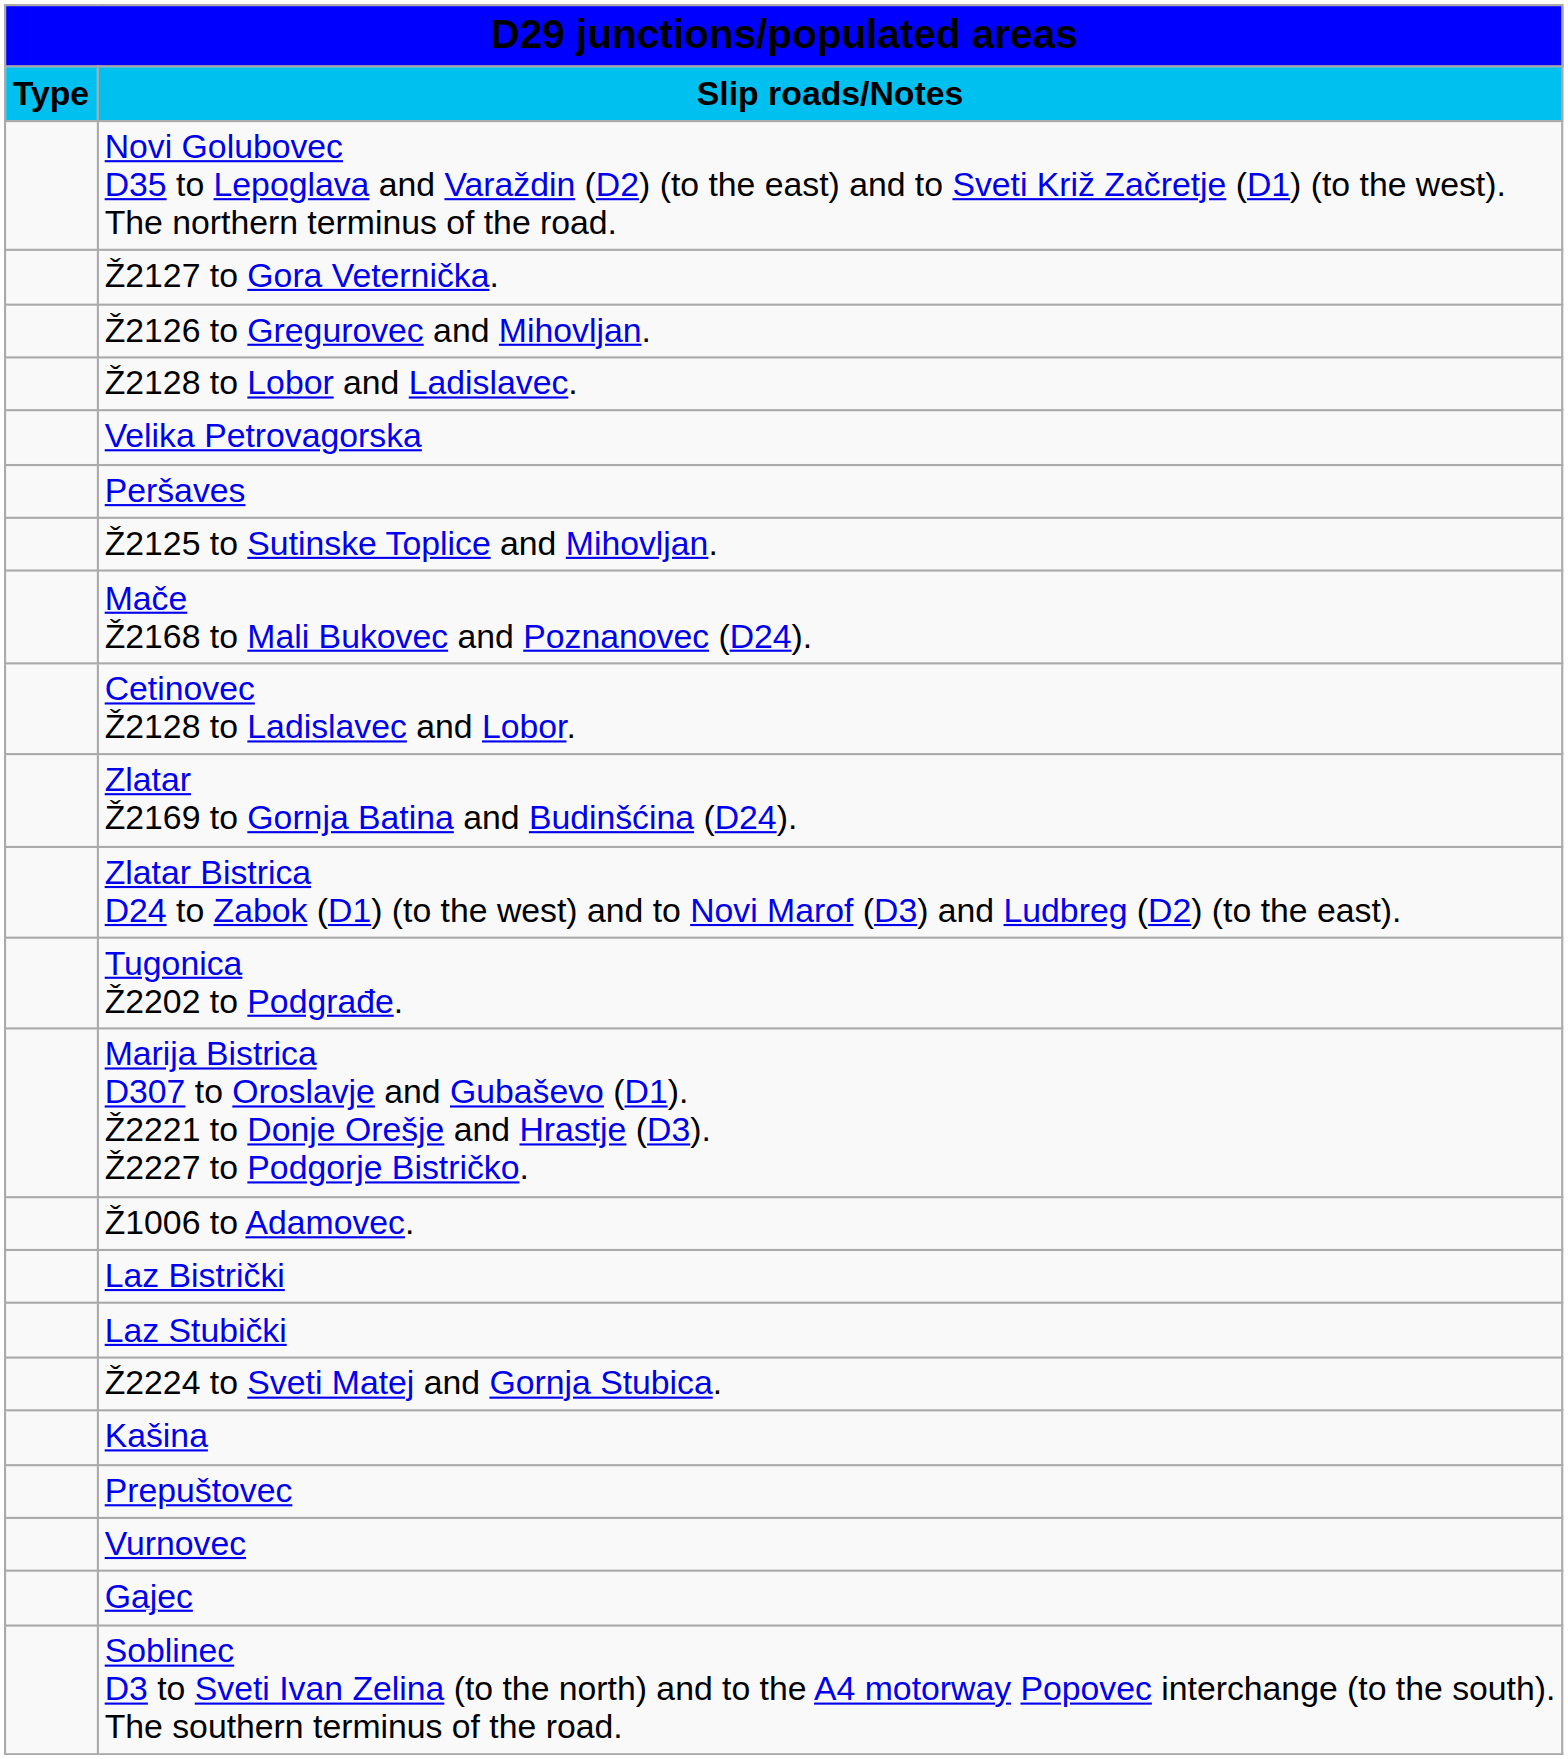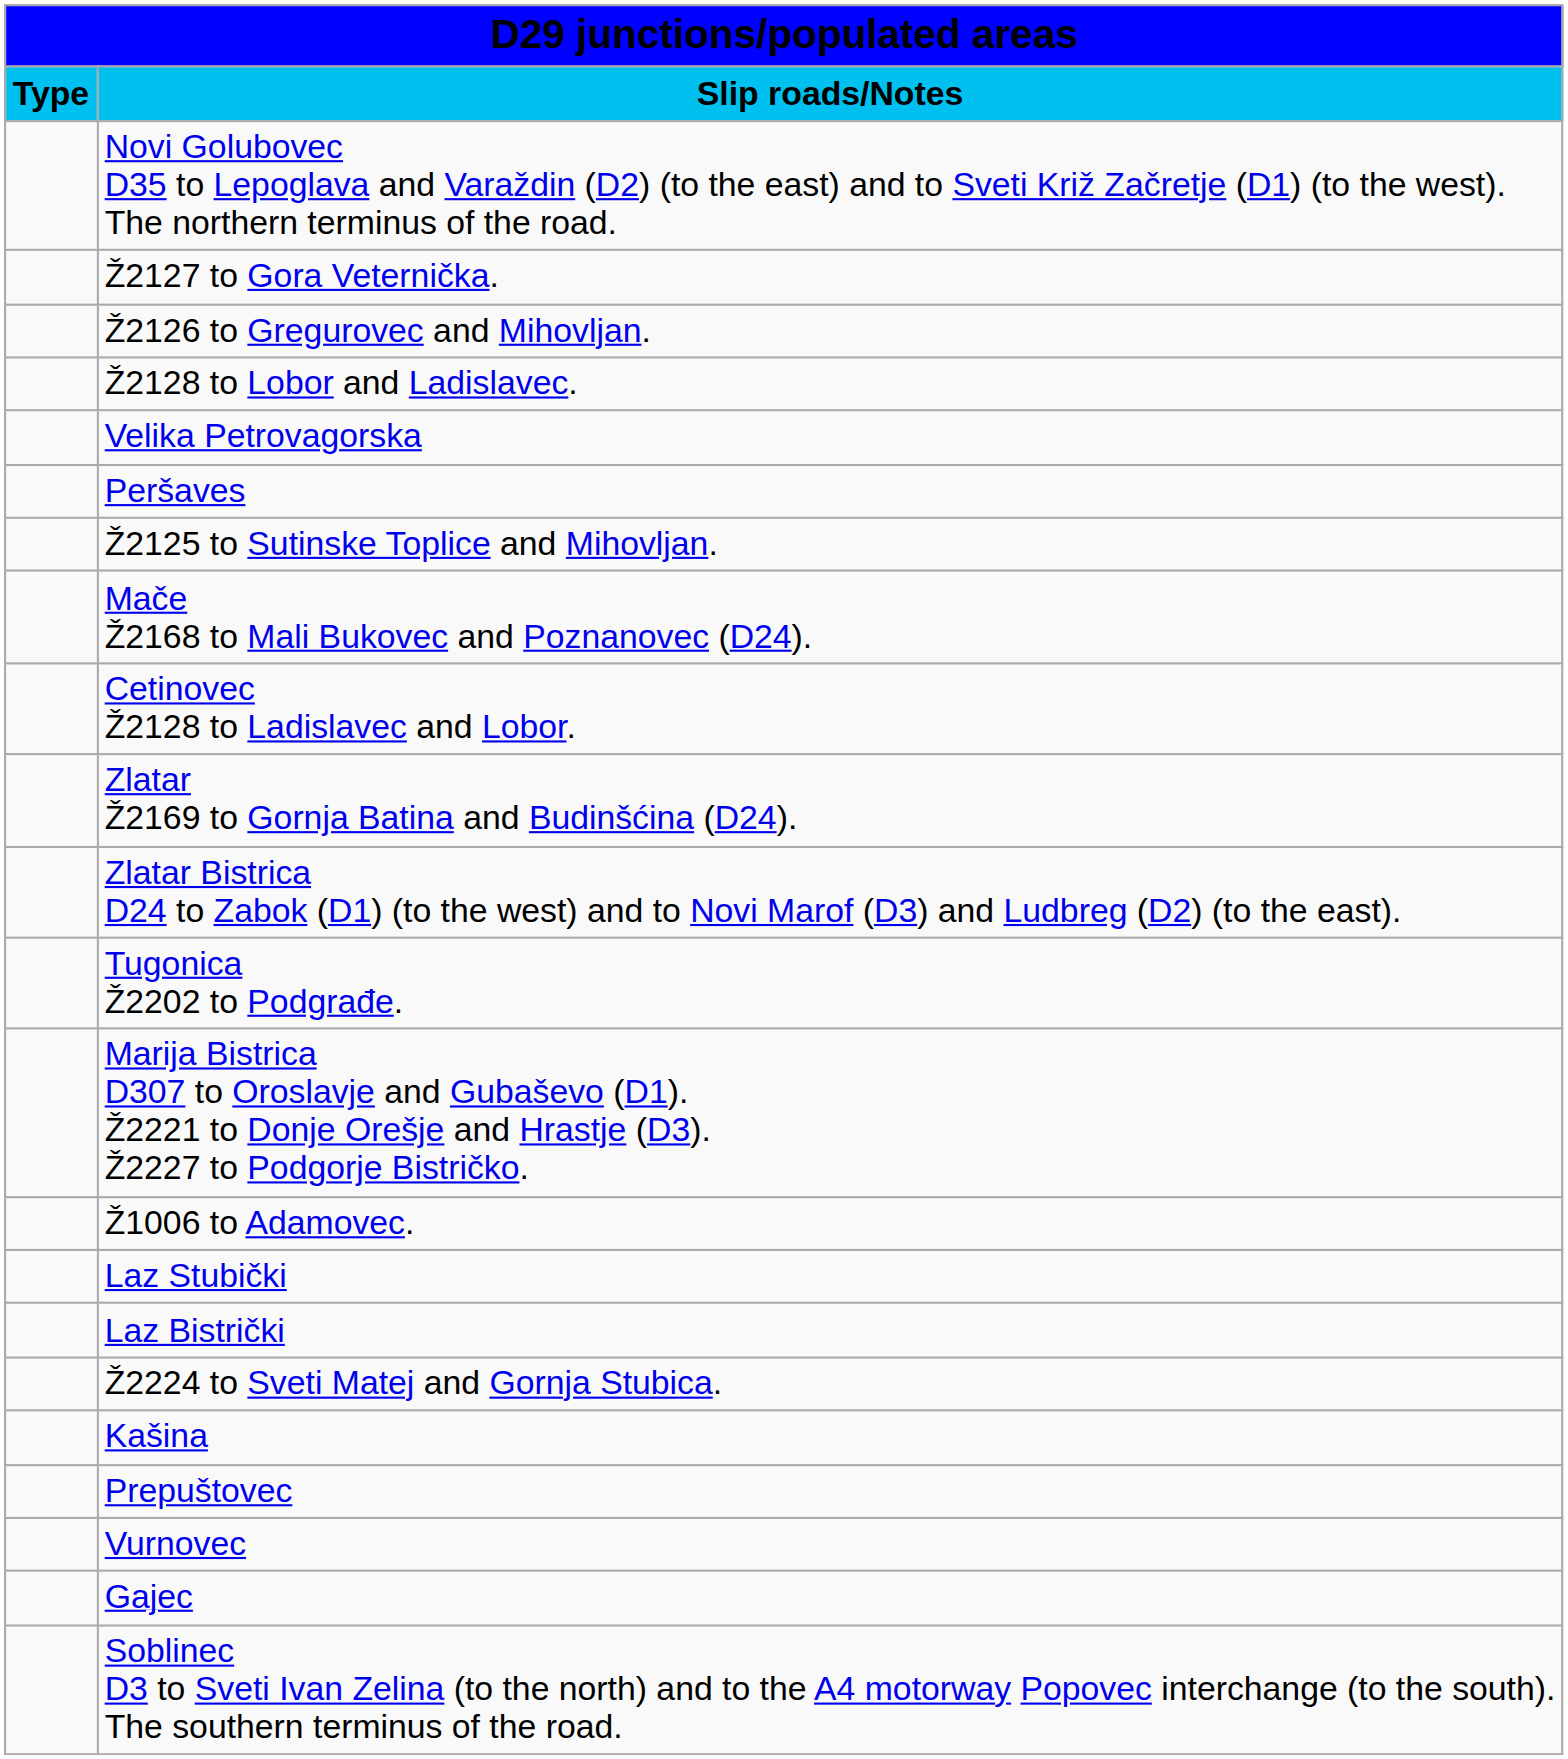rows swapped: (195, 1276) <-> (196, 1329)
